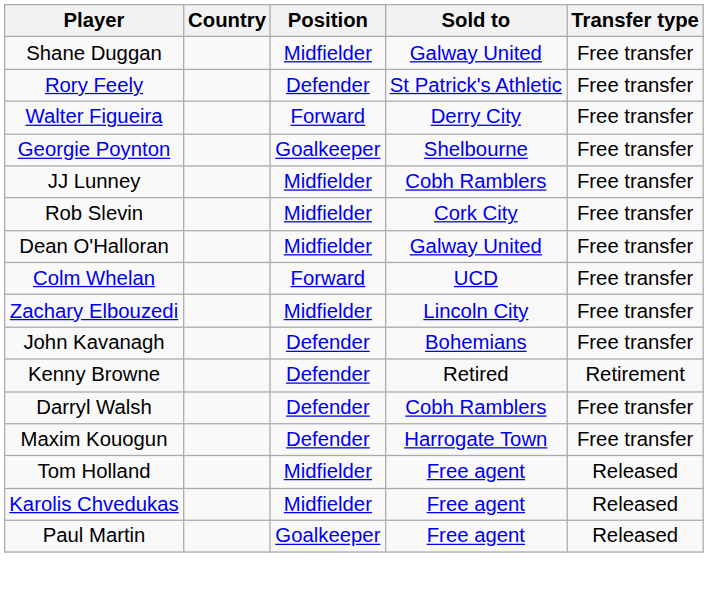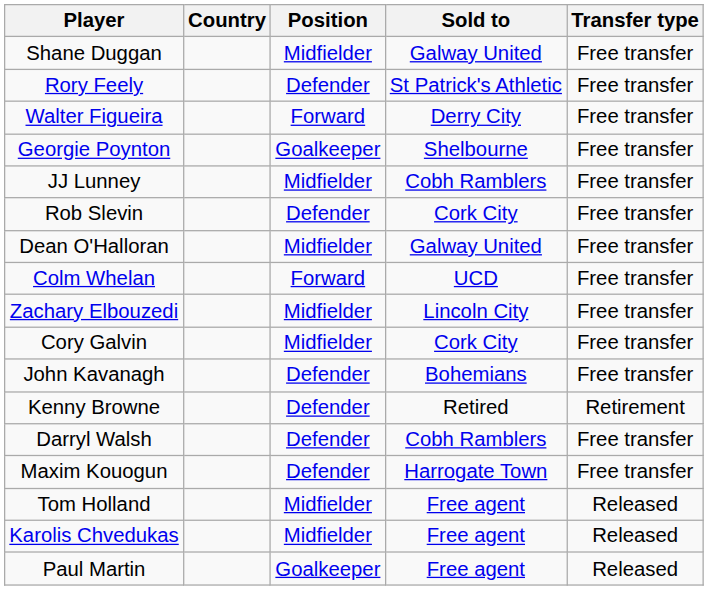(328, 213) Midfielder -> (328, 213) Defender
+ row: (94, 342)
